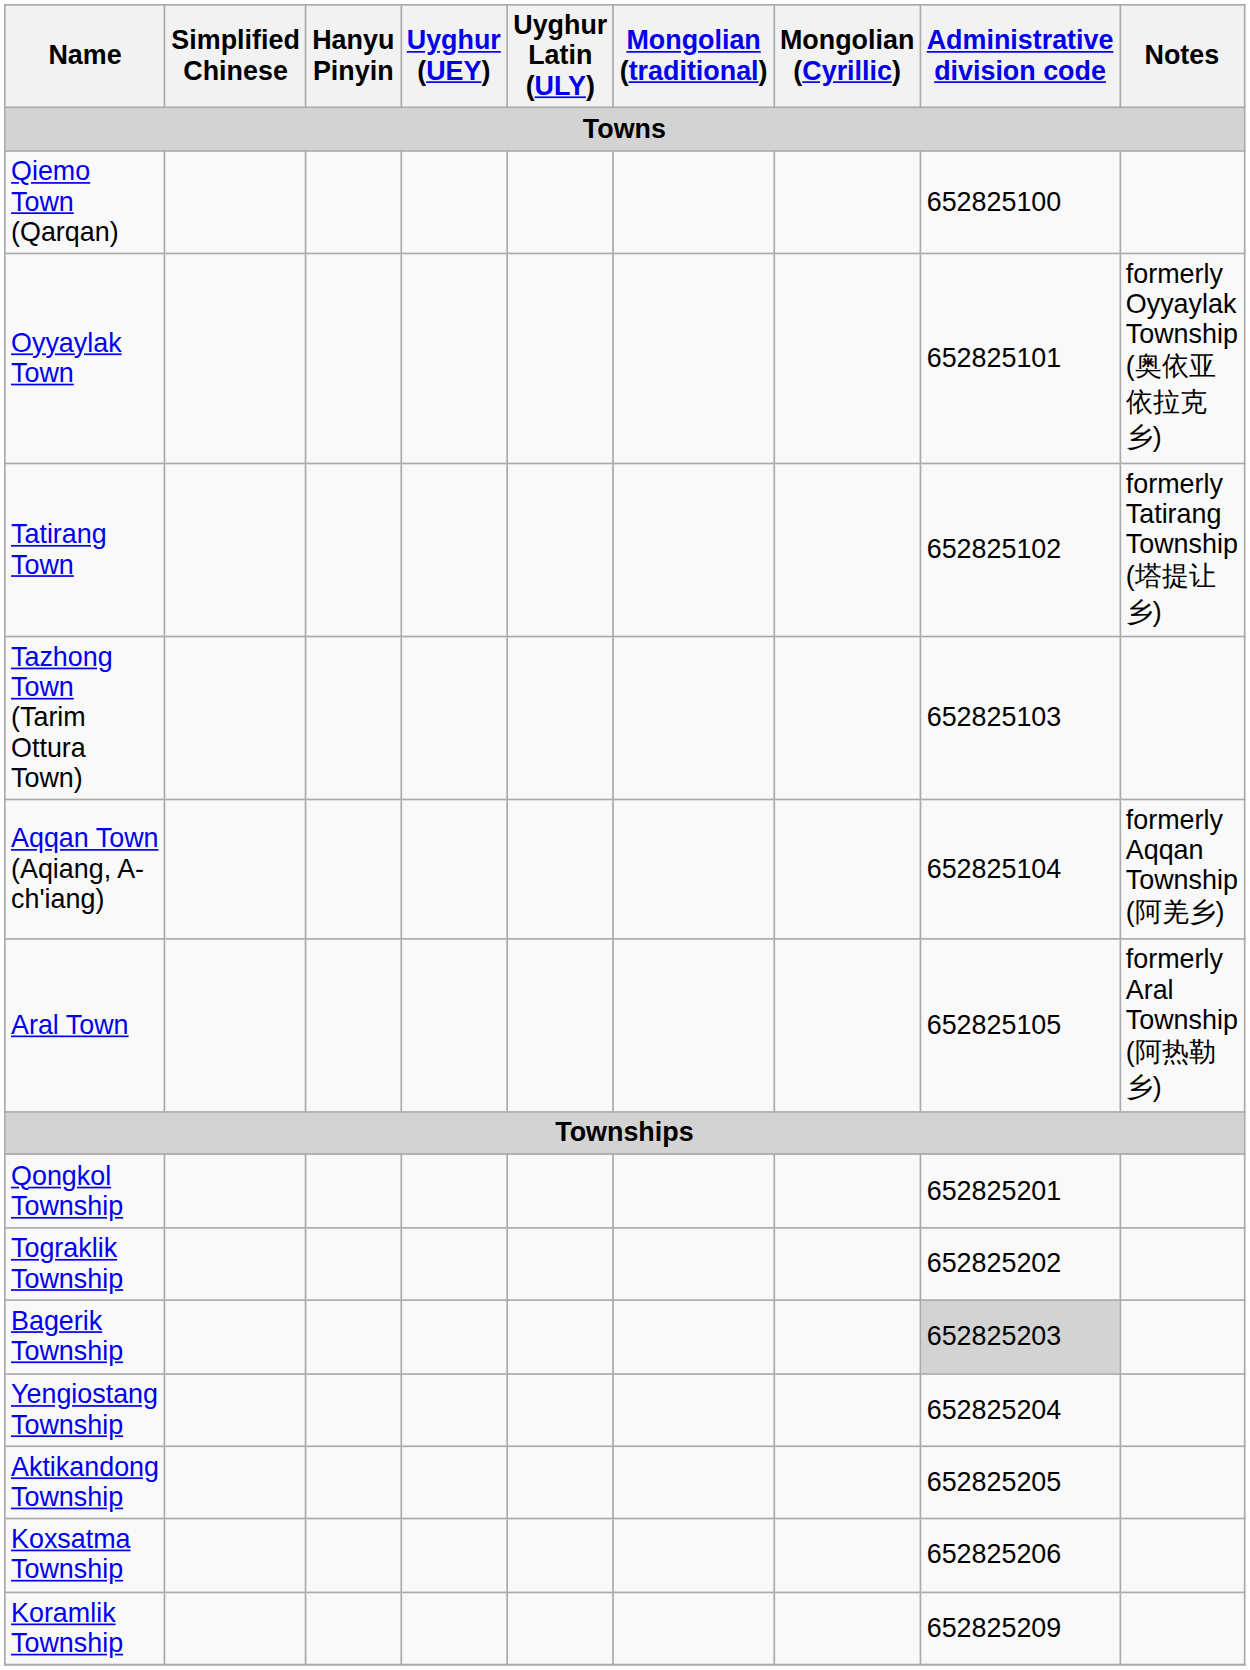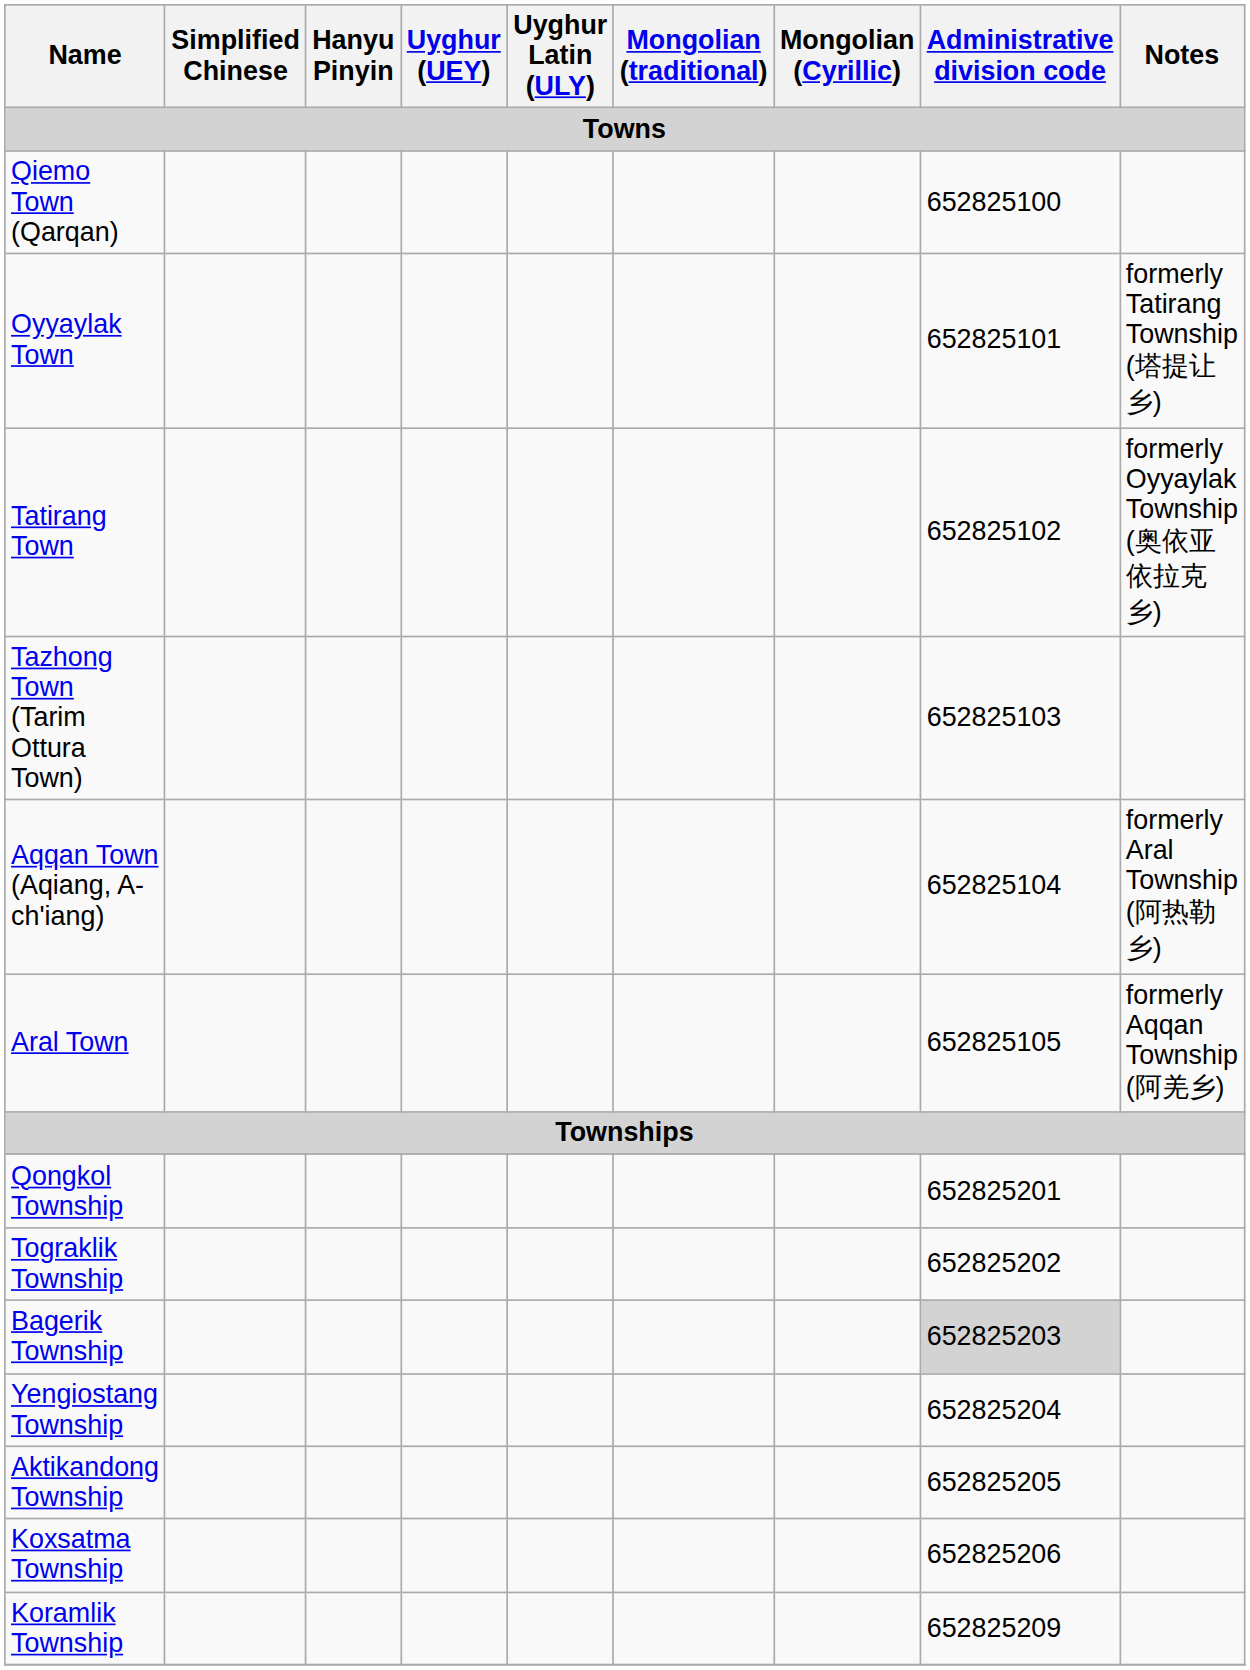(1182, 356) formerly Oyyaylak Township (奥依亚依拉克乡) -> (1182, 338) formerly Tatirang Township (塔提让乡)
(1182, 547) formerly Tatirang Township (塔提让乡) -> (1182, 529) formerly Oyyaylak Township (奥依亚依拉克乡)
(1182, 867) formerly Aqqan Township (阿羌乡) -> (1182, 884) formerly Aral Township (阿热勒乡)
(1182, 1023) formerly Aral Township (阿热勒乡) -> (1182, 1040) formerly Aqqan Township (阿羌乡)
